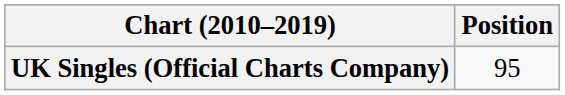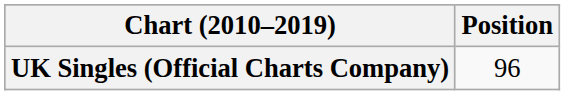(507, 67) 95 -> (507, 67) 96
